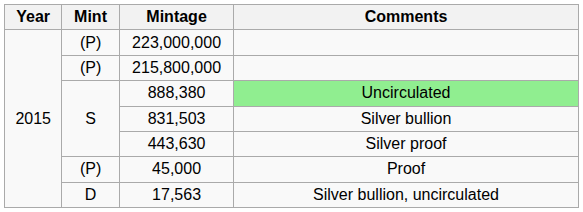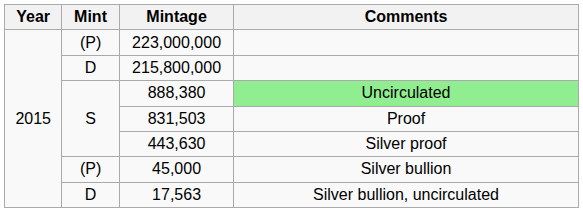(91, 67) (P) -> (91, 67) D
(406, 118) Silver bullion -> (406, 118) Proof
(406, 169) Proof -> (406, 169) Silver bullion
